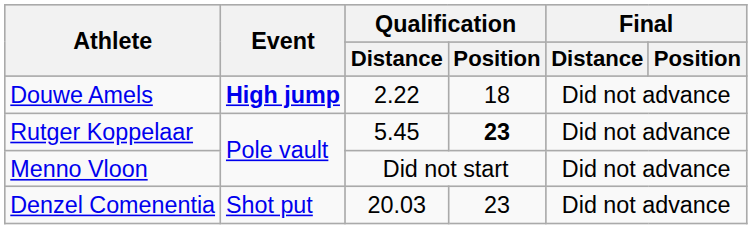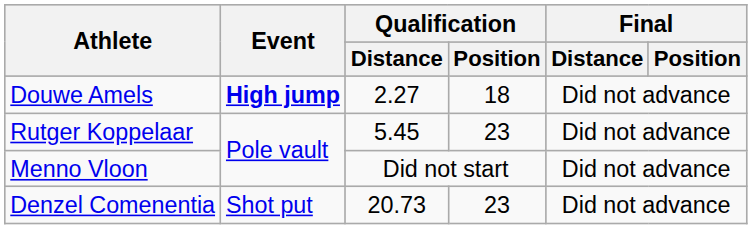(397, 95) 2.22 -> (397, 95) 2.27
(497, 132) bold -> (497, 132) normal
(397, 206) 20.03 -> (397, 206) 20.73
